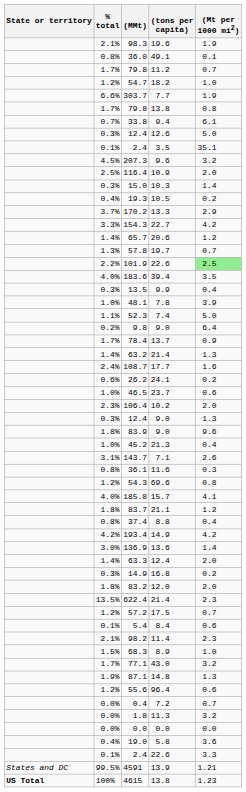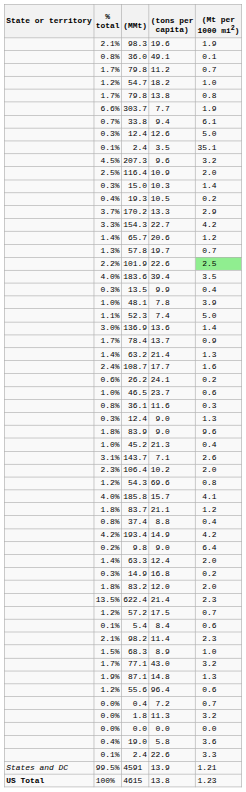rows swapped: (135, 96) <-> (135, 109)
rows swapped: (135, 548) <-> (135, 328)
rows swapped: (135, 471) <-> (135, 406)
